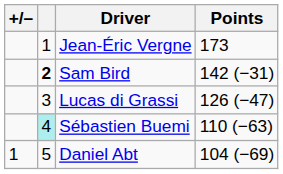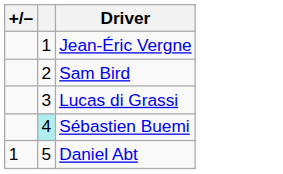- column: (237, 18)
(46, 72) bold -> (46, 72) normal
